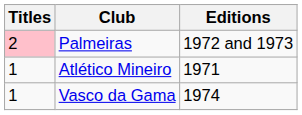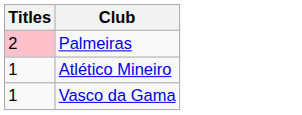- column: (238, 17)
